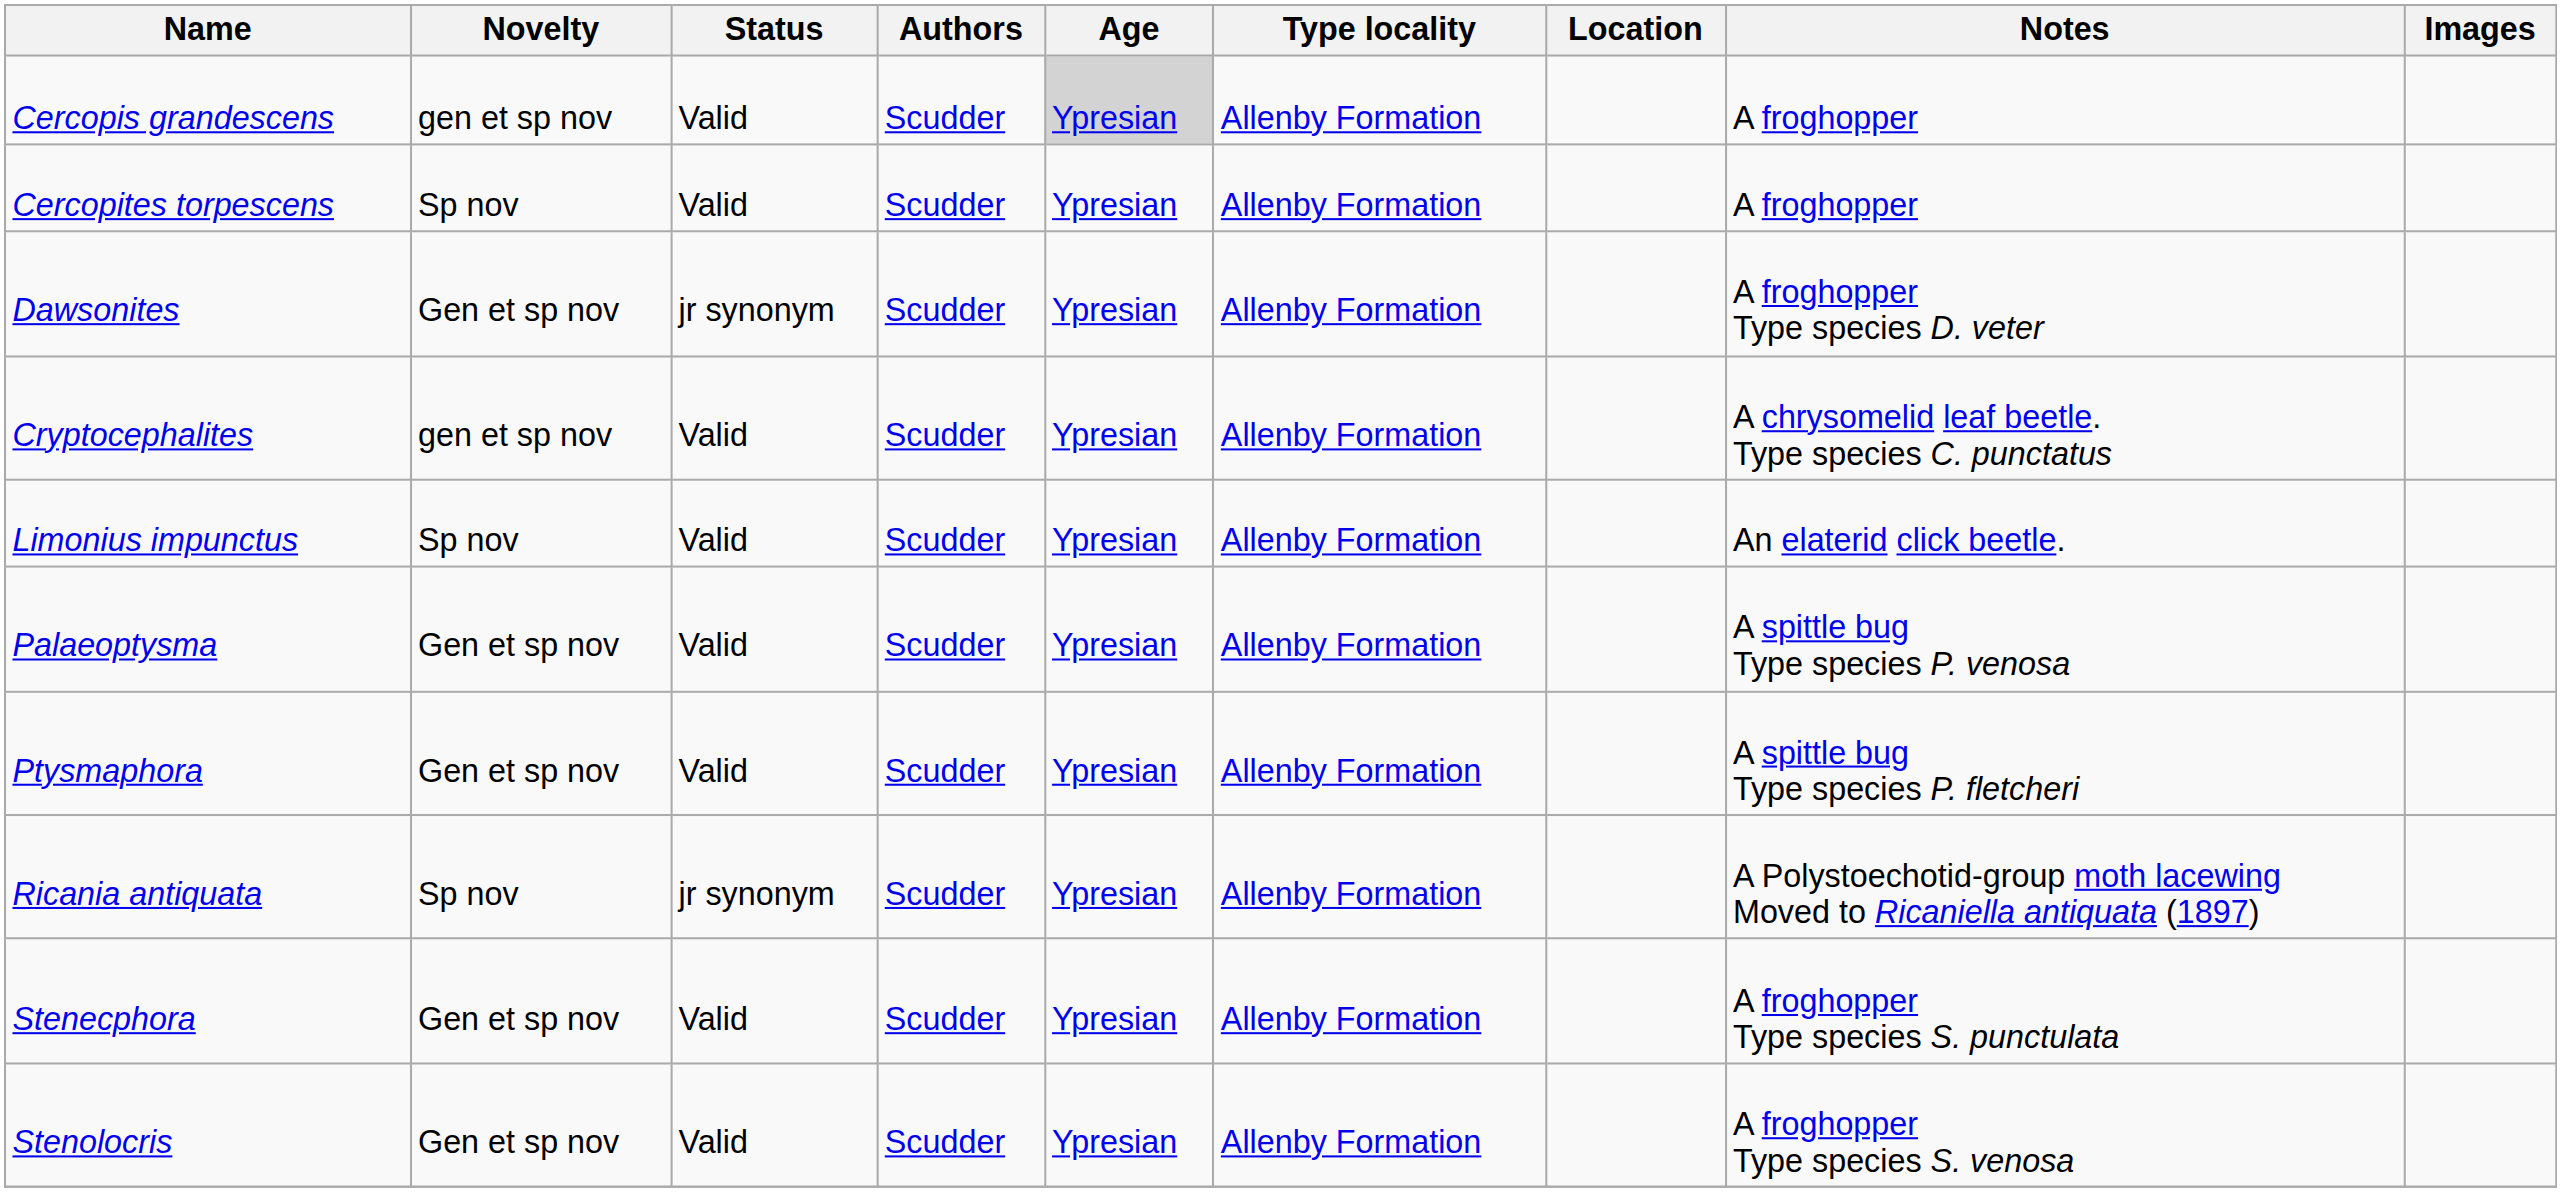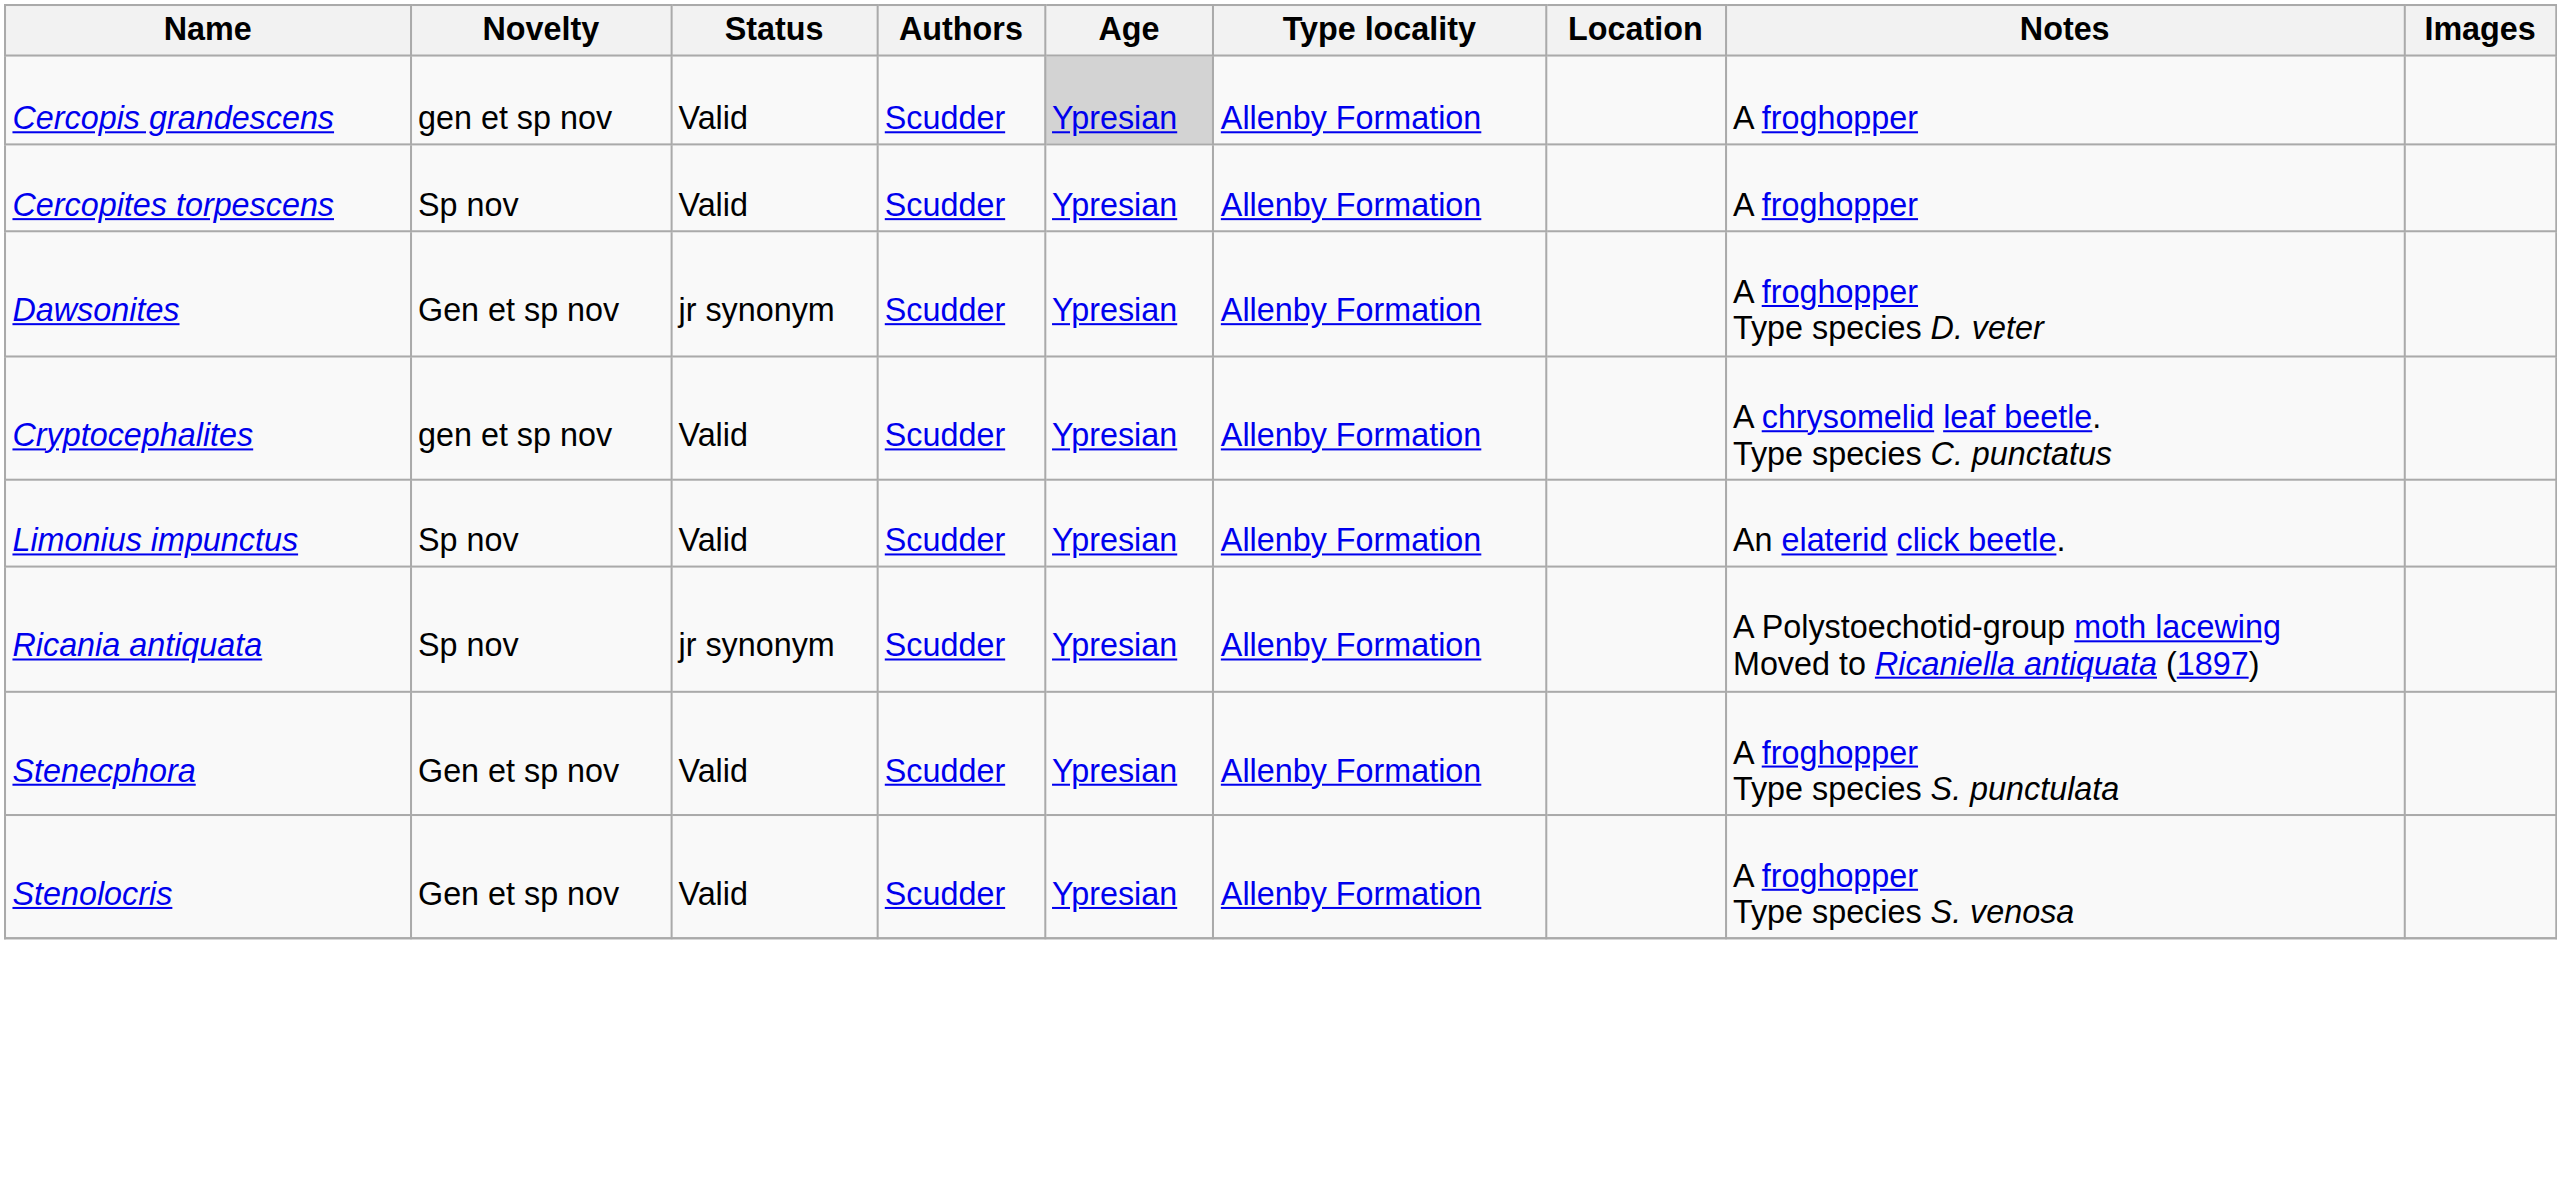- row: (115, 646)
- row: (108, 770)
